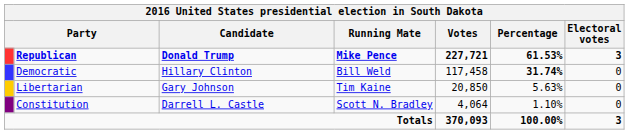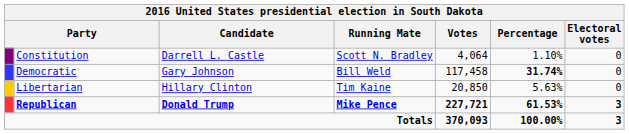rows swapped: (46, 56) <-> (52, 105)
(207, 73) Hillary Clinton -> (198, 73) Gary Johnson
(198, 89) Gary Johnson -> (207, 89) Hillary Clinton
